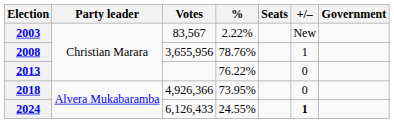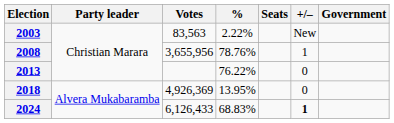(189, 33) 83,567 -> (189, 33) 83,563
(189, 90) 4,926,366 -> (189, 90) 4,926,369
(237, 90) 73.95% -> (237, 90) 13.95%
(237, 109) 24.55% -> (237, 109) 68.83%
